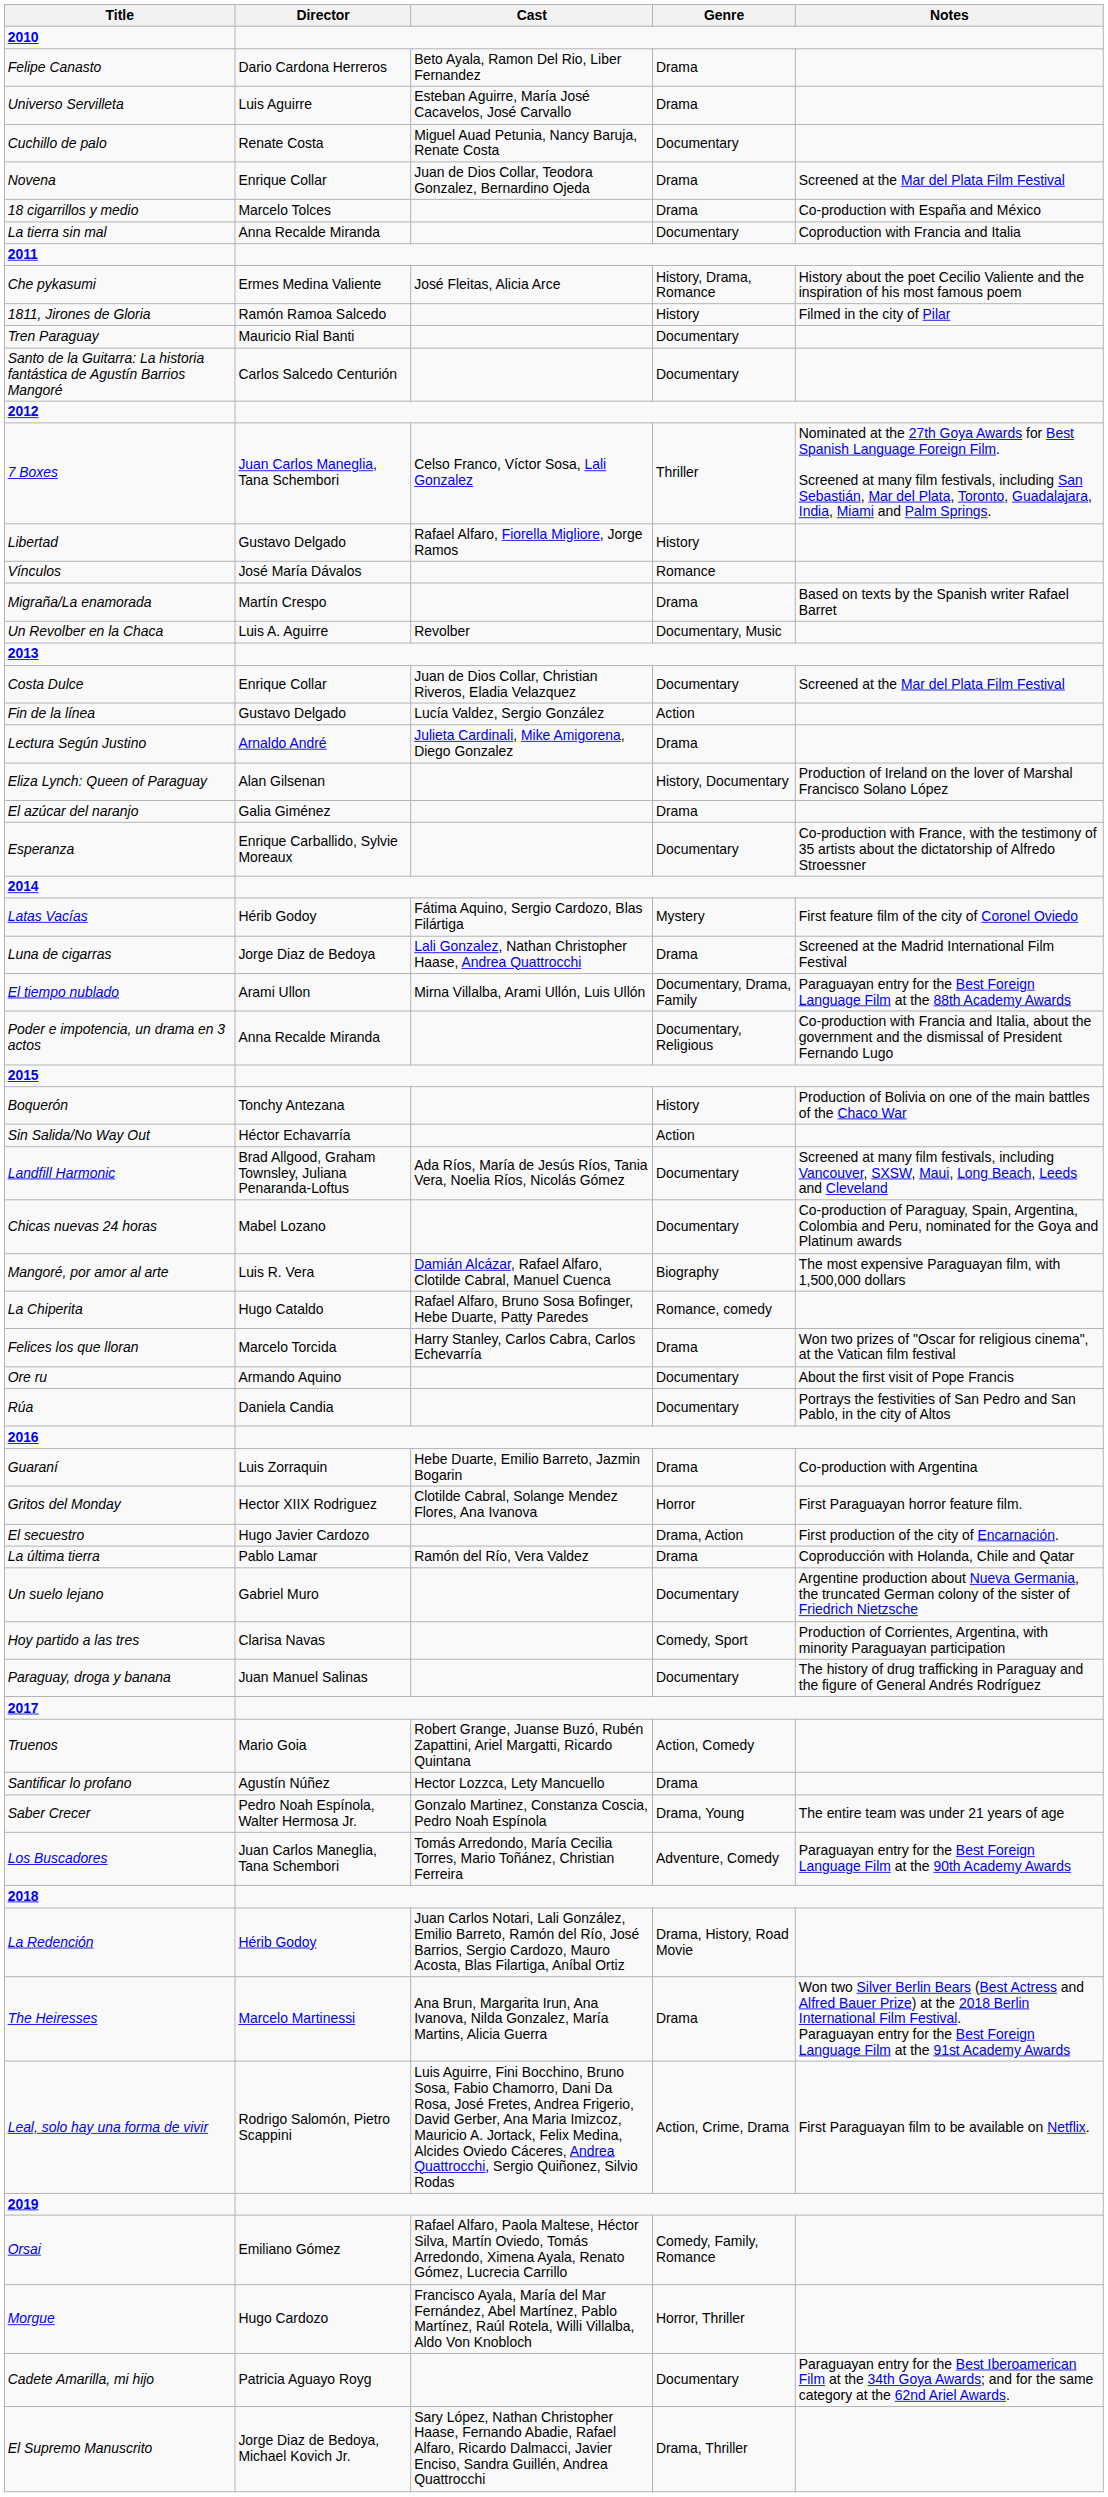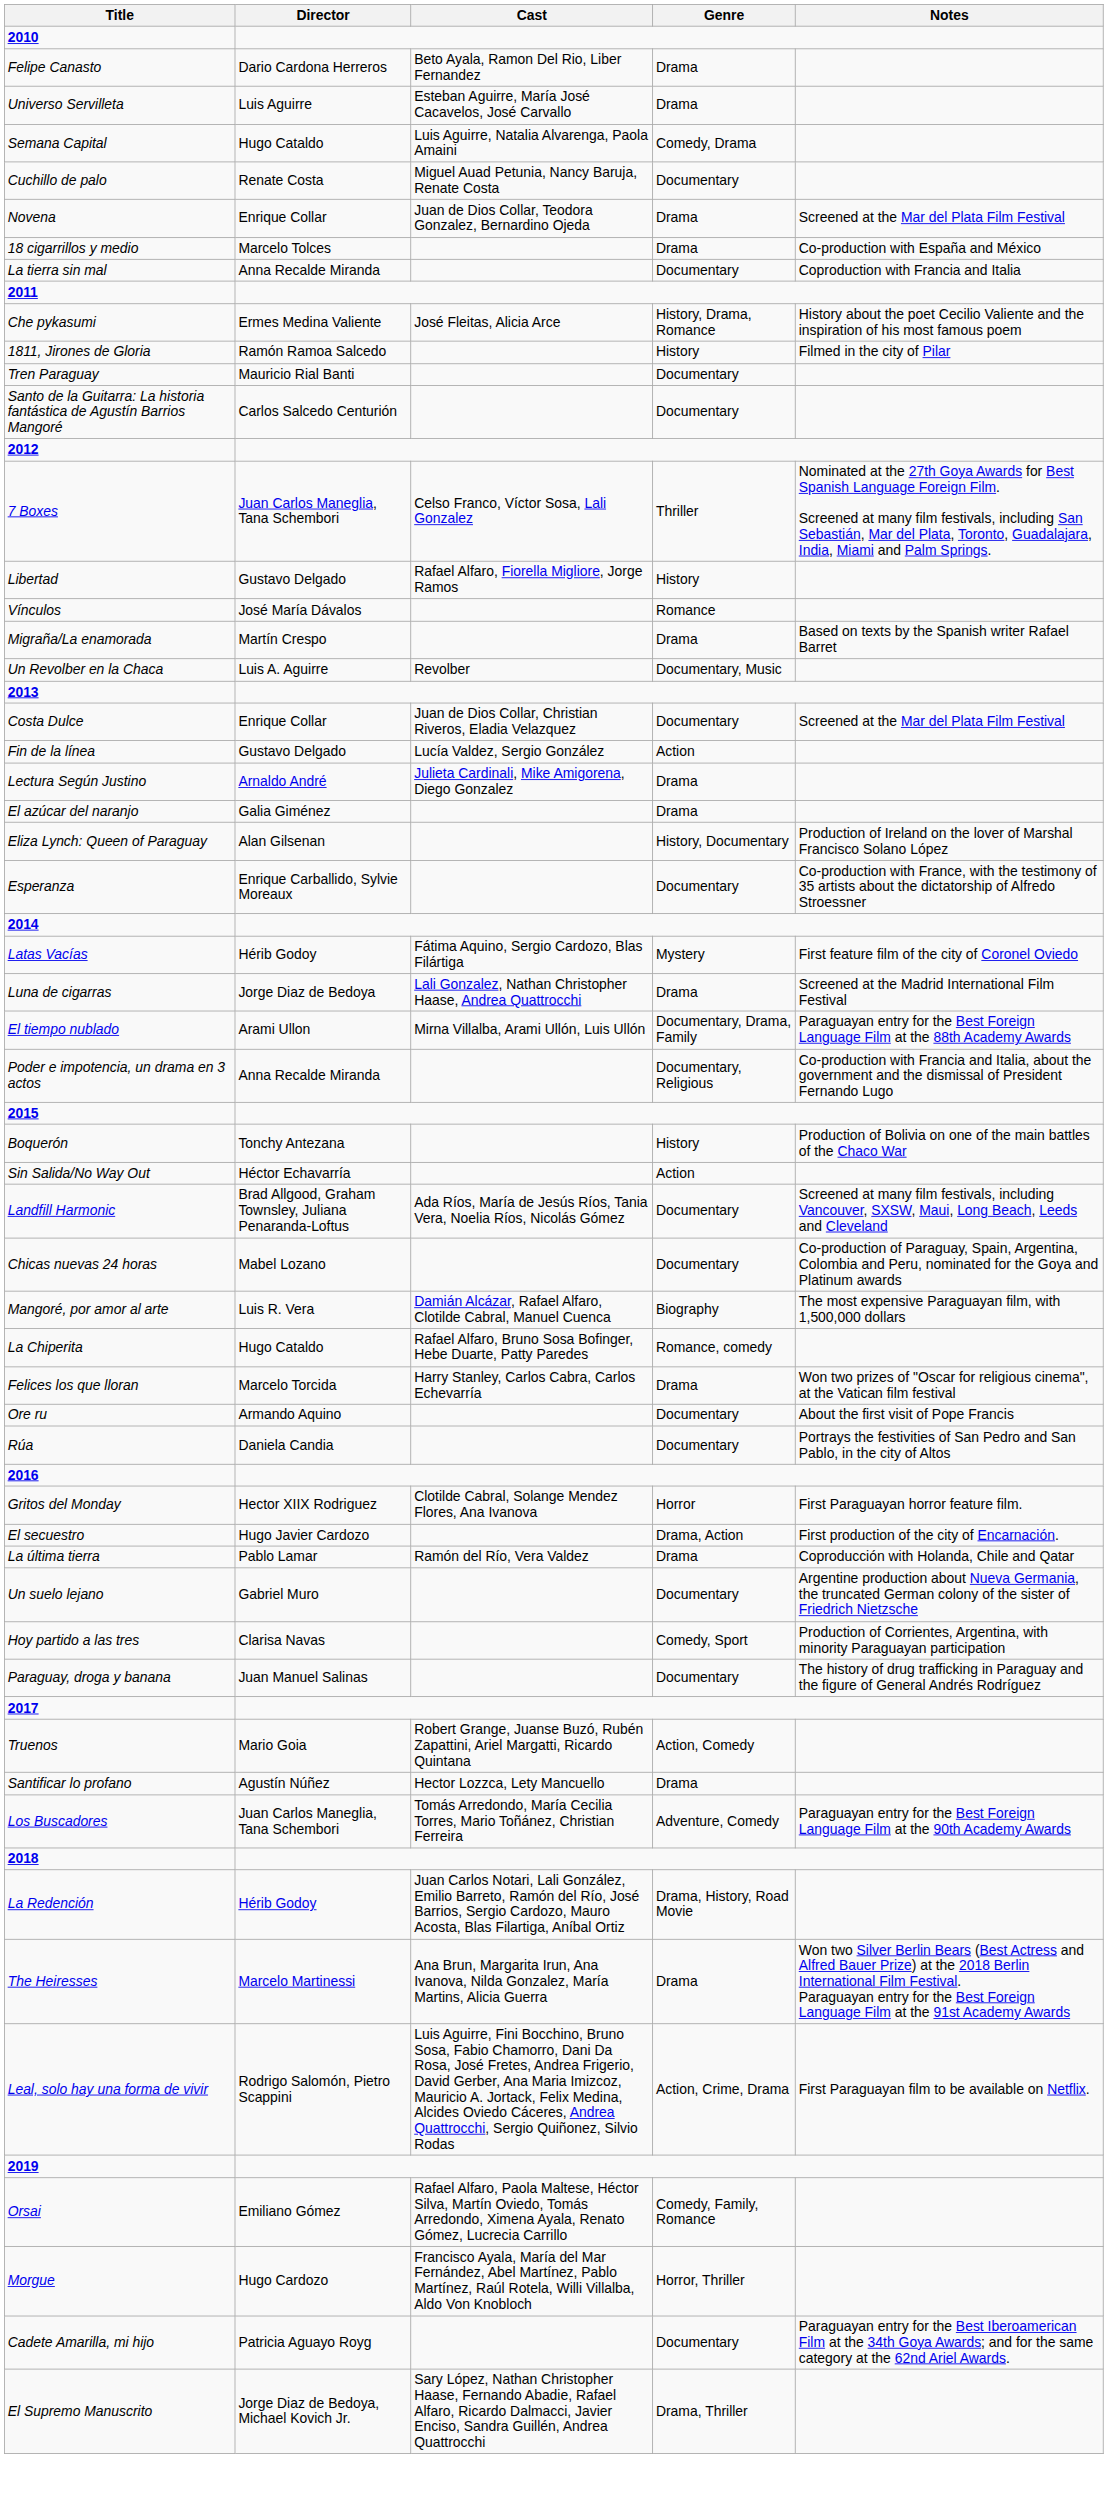+ row: (57, 142)
rows swapped: (73, 811) <-> (107, 781)
- row: (33, 1467)
- row: (49, 1813)
